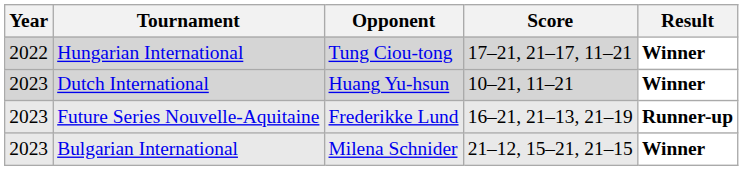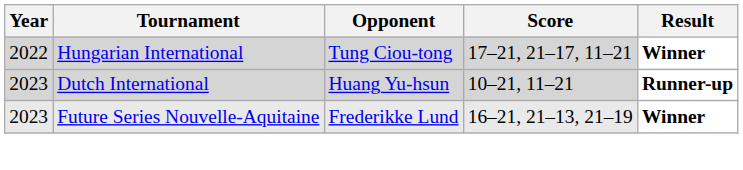(674, 85) Winner -> (687, 85) Runner-up
(687, 117) Runner-up -> (674, 117) Winner
- row: (148, 149)
